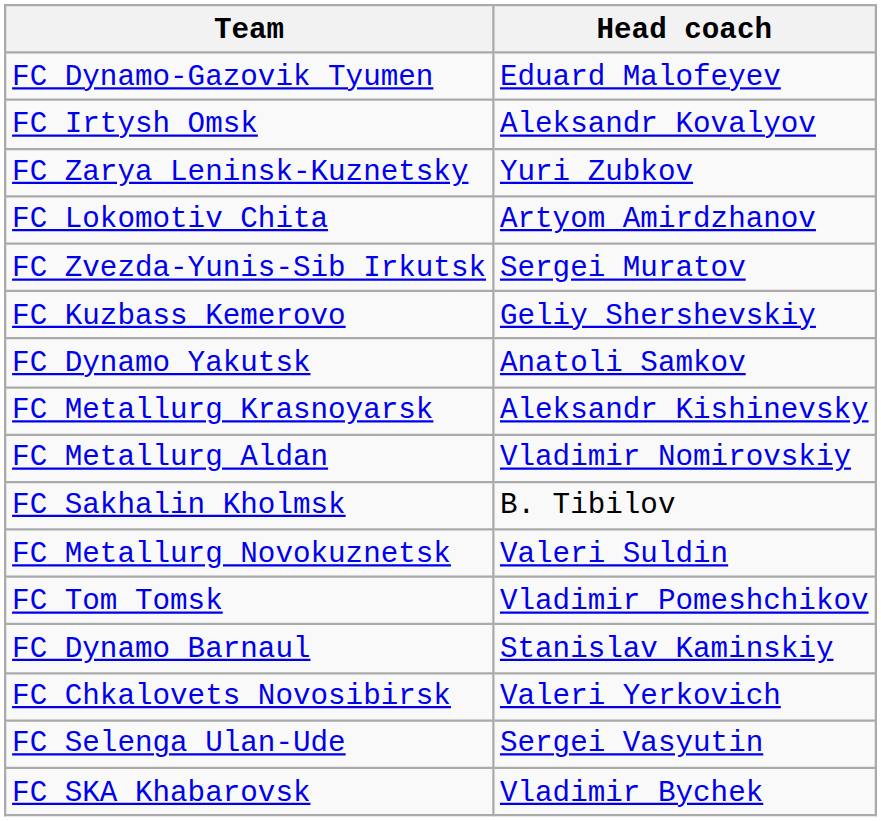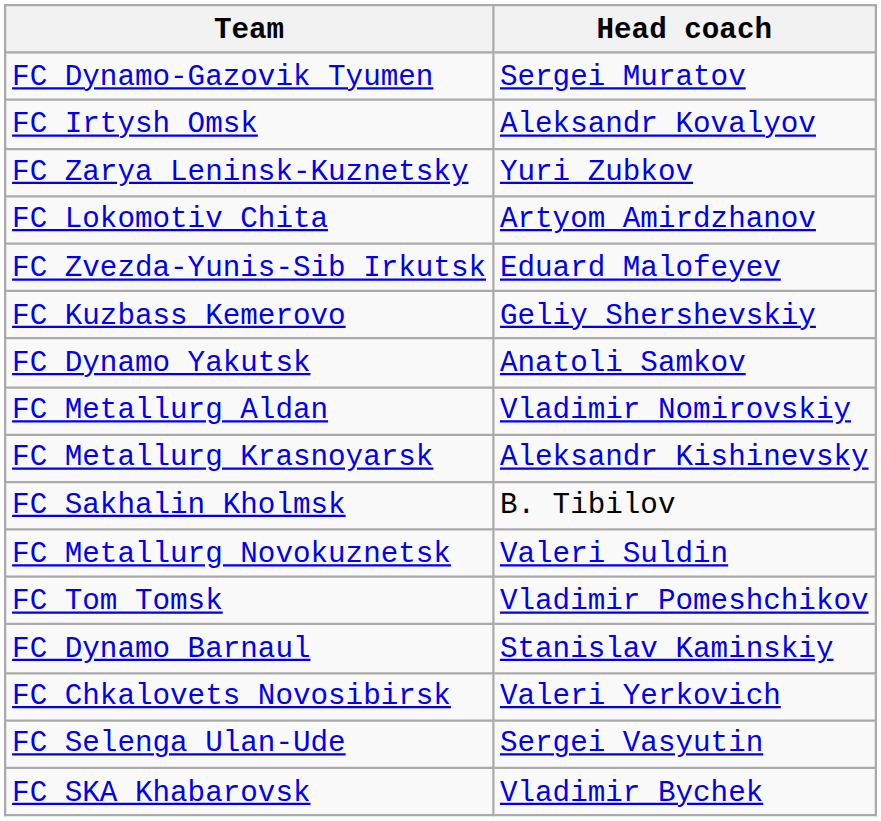(640, 77) Eduard Malofeyev -> (623, 77) Sergei Muratov
(623, 267) Sergei Muratov -> (640, 267) Eduard Malofeyev
rows swapped: (170, 458) <-> (223, 410)
